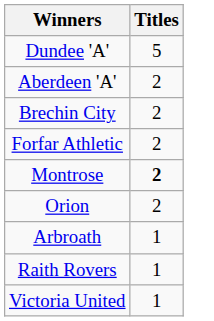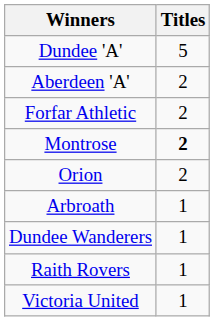- row: (67, 113)
+ row: (80, 237)
